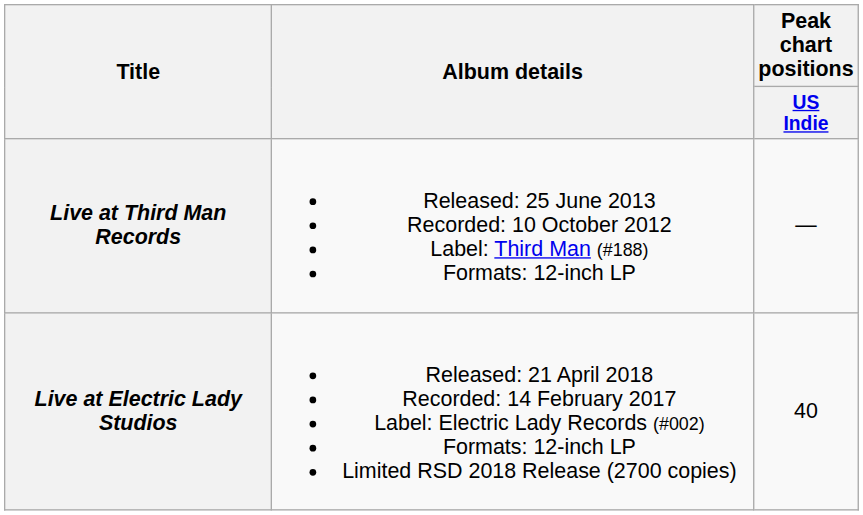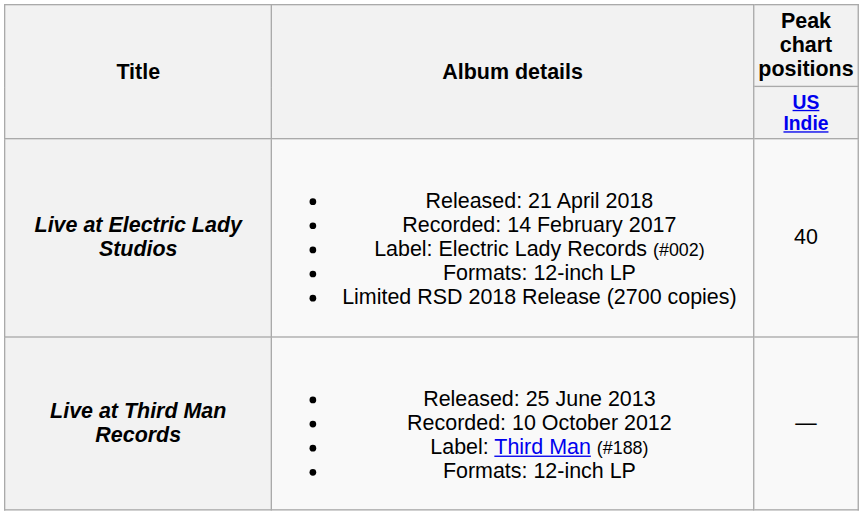rows swapped: (138, 225) <-> (138, 410)
